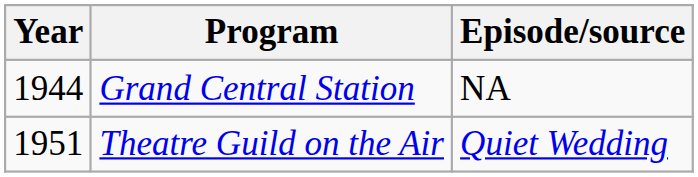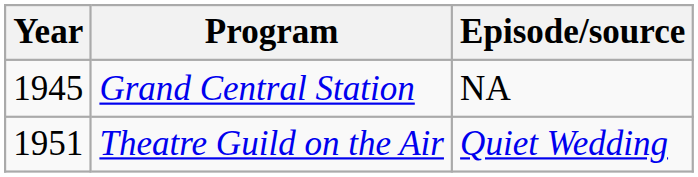(48, 87) 1944 -> (48, 87) 1945
